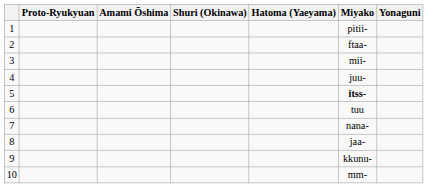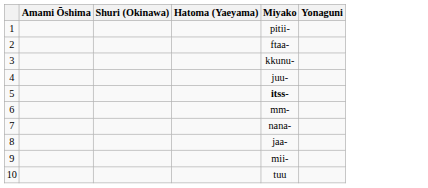- column: (58, 12)
(357, 61) mii- -> (280, 61) kkunu-
(357, 110) tuu -> (280, 110) mm-
(357, 158) kkunu- -> (280, 158) mii-
(357, 175) mm- -> (280, 175) tuu
